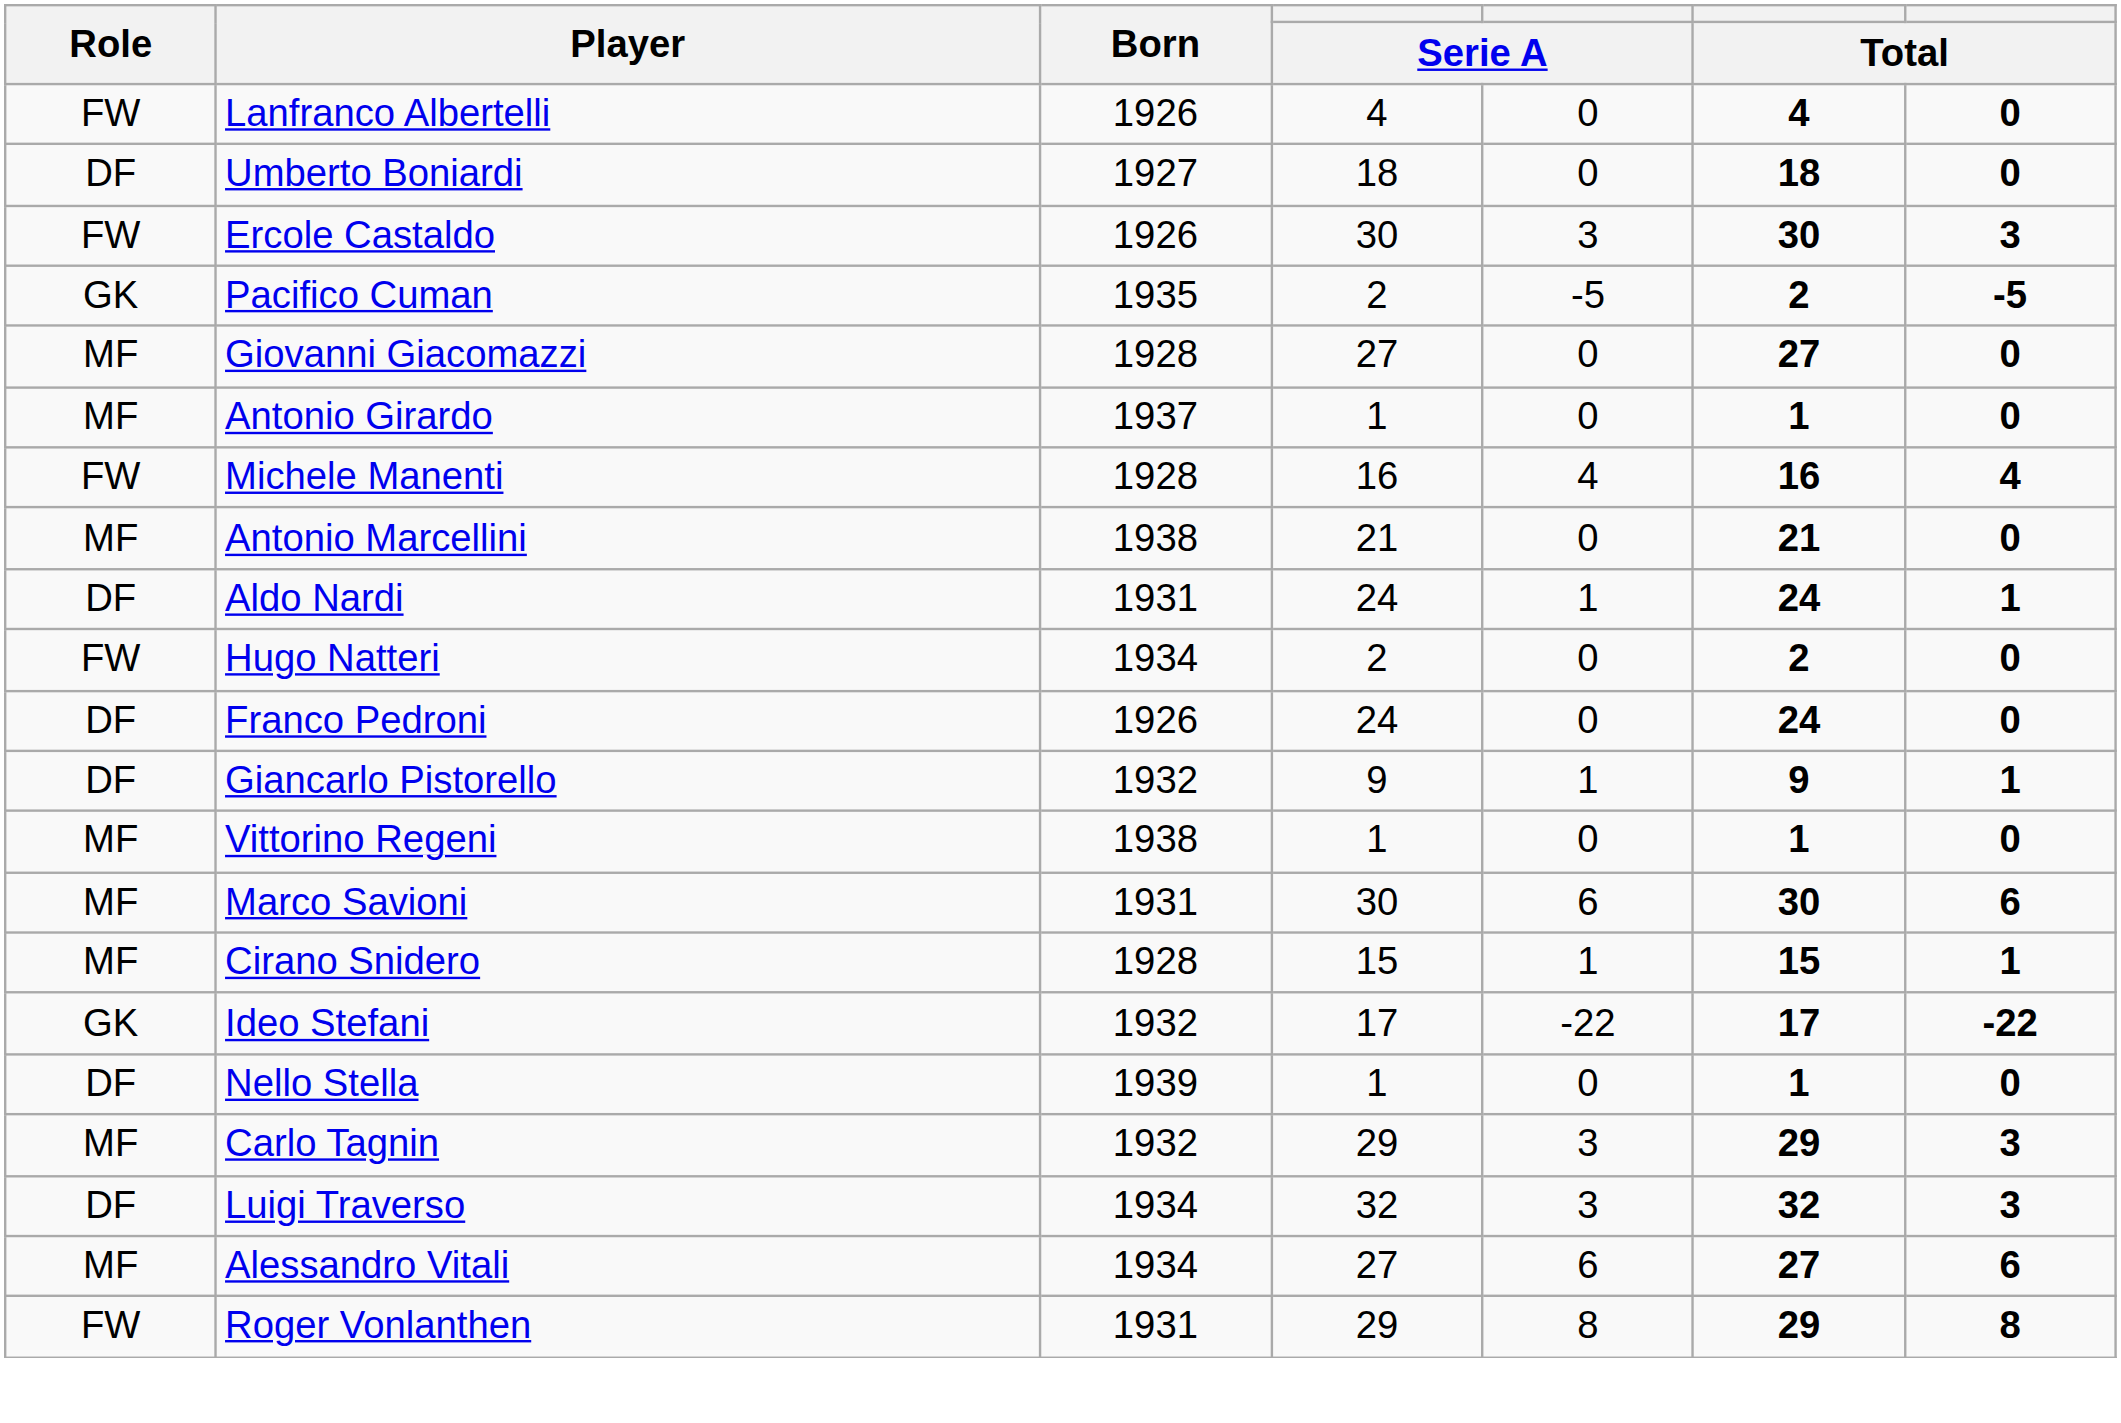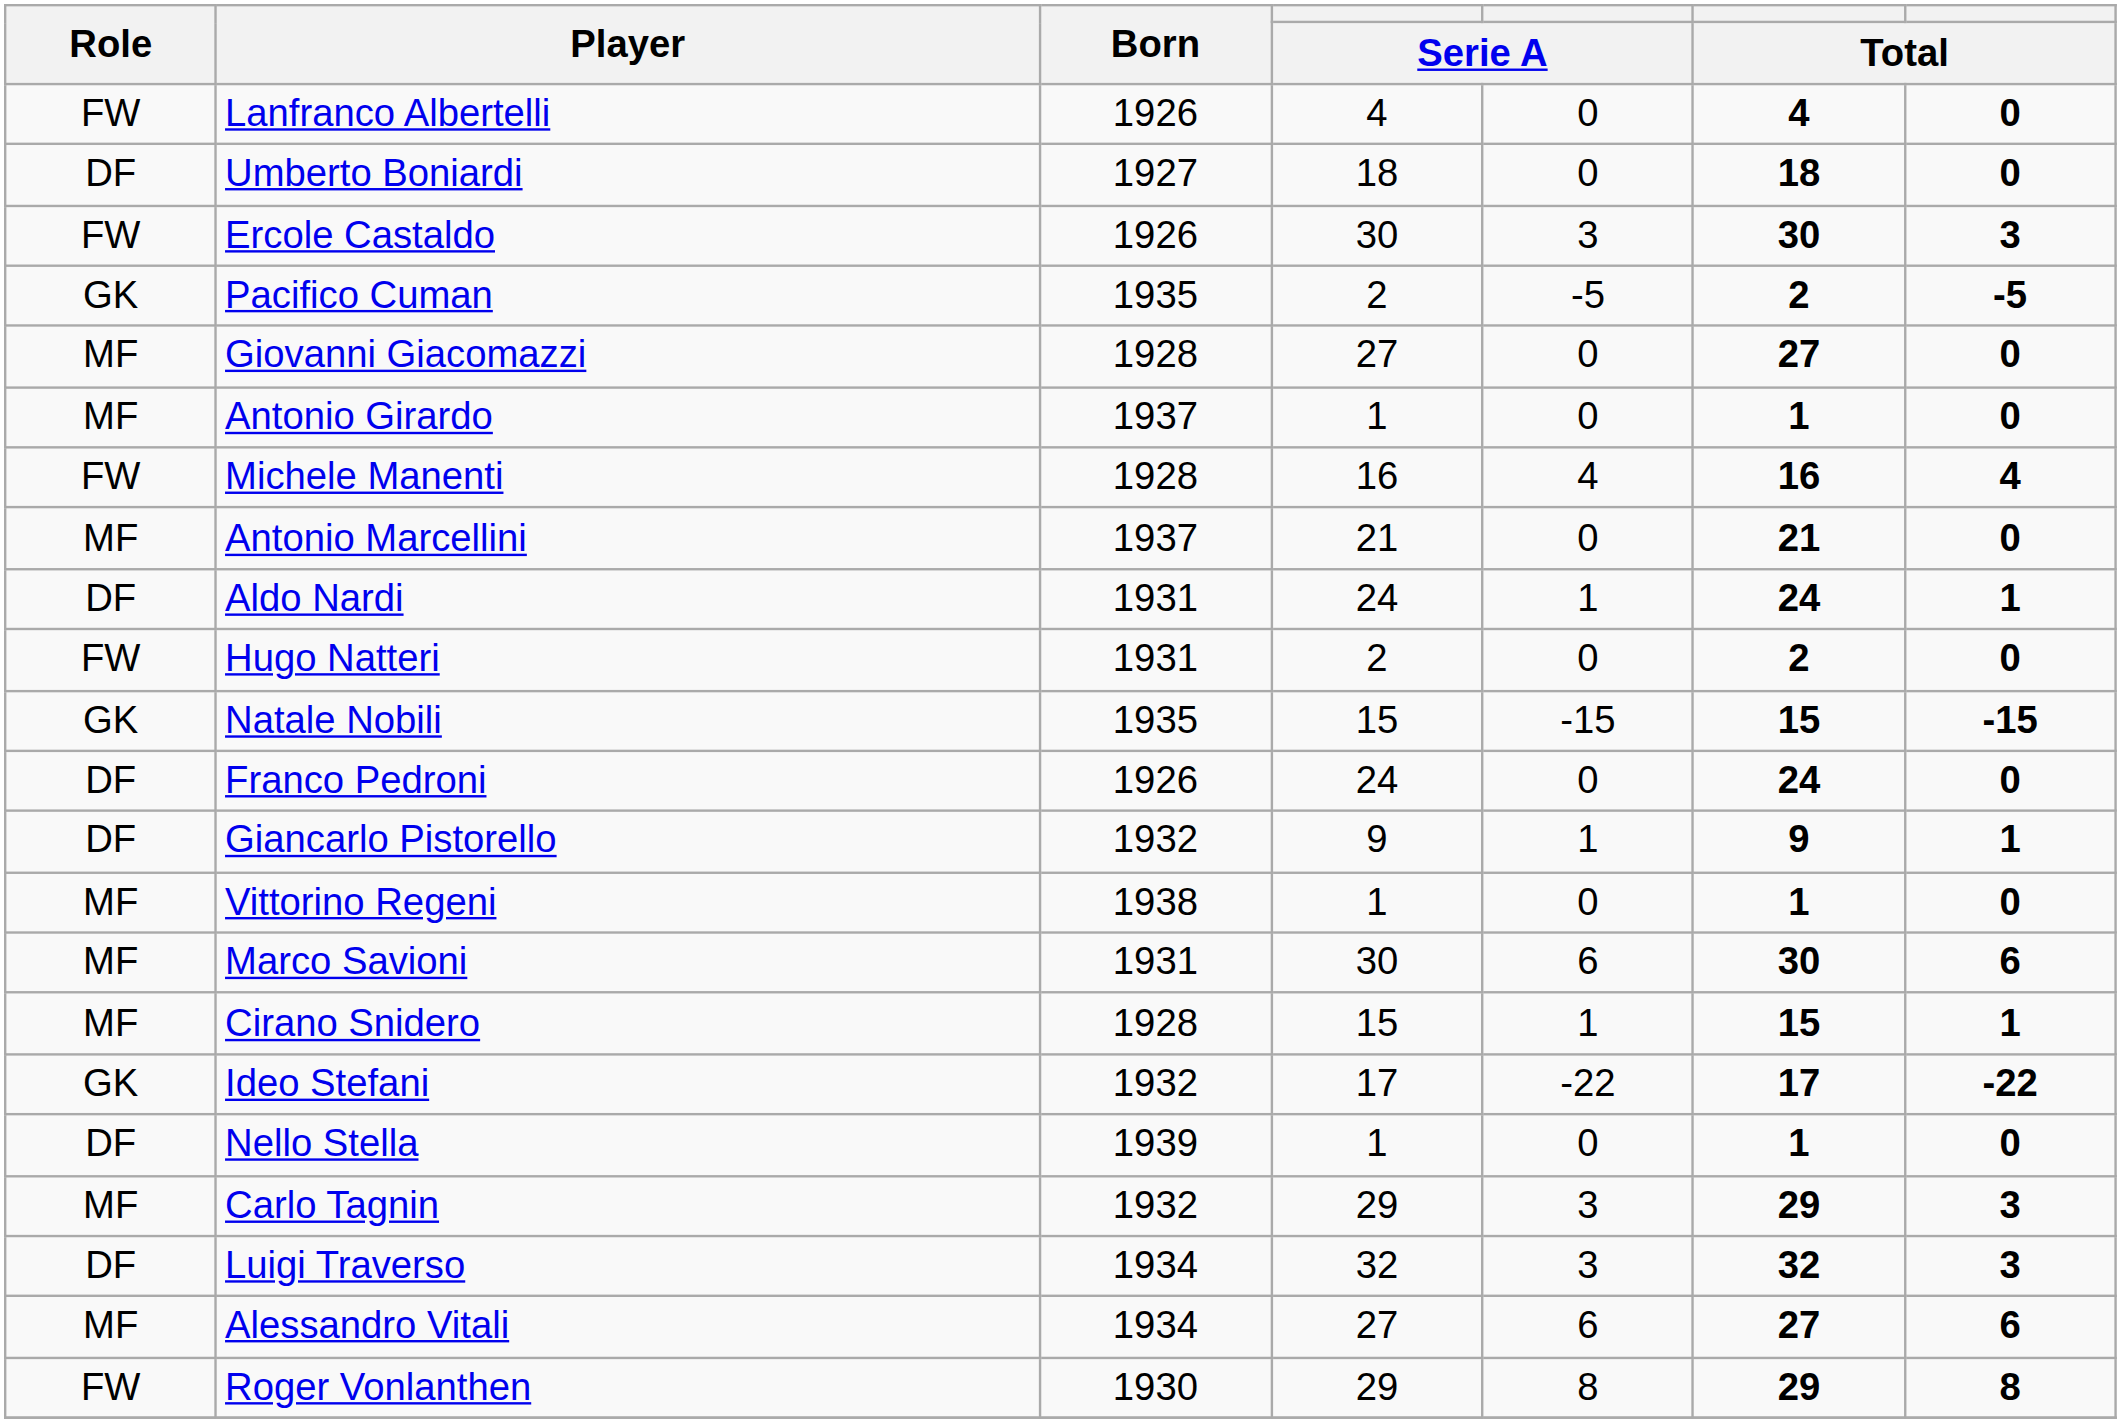(1155, 537) 1938 -> (1155, 537) 1937
(1155, 658) 1934 -> (1155, 658) 1931
+ row: (333, 719)
(1155, 1326) 1931 -> (1155, 1386) 1930
